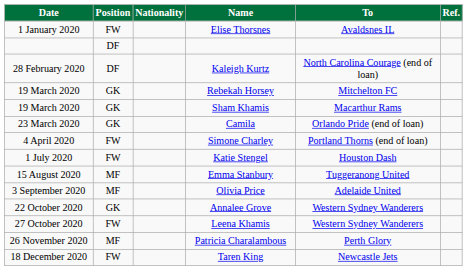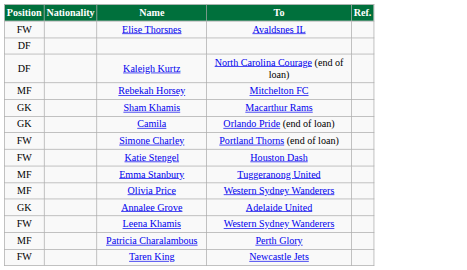- column: (49, 13)
(113, 91) GK -> (24, 91) MF
(368, 191) Adelaide United -> (279, 191) Western Sydney Wanderers
(368, 207) Western Sydney Wanderers -> (279, 207) Adelaide United
